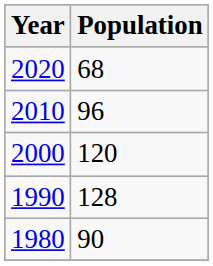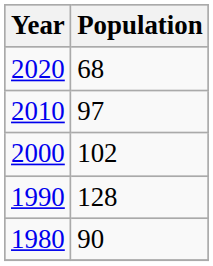(91, 111) 96 -> (91, 111) 97
(97, 153) 120 -> (97, 153) 102
